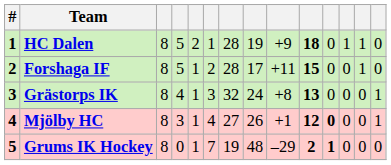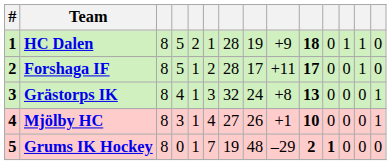(311, 69) 15 -> (311, 69) 17
(311, 120) 12 -> (311, 120) 10
(331, 120) bold -> (331, 120) normal
